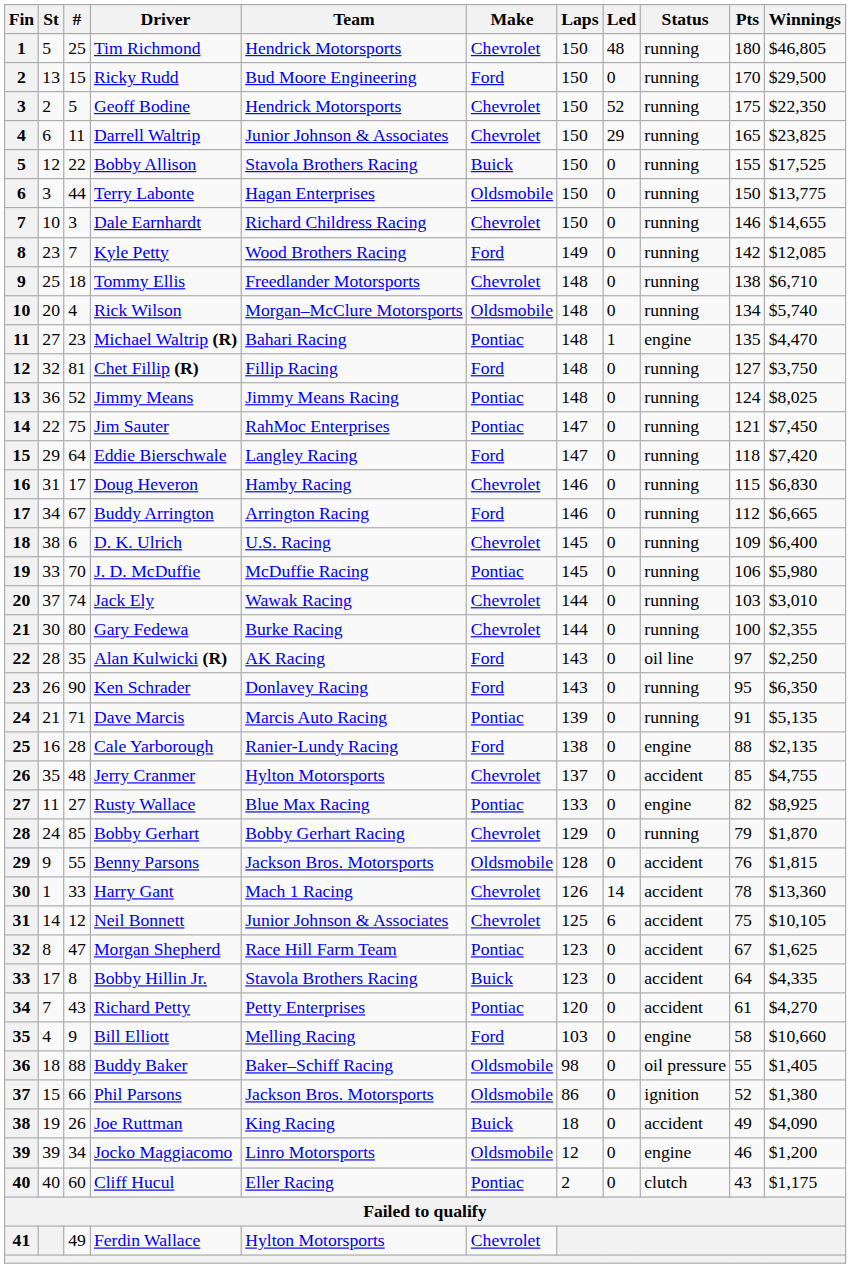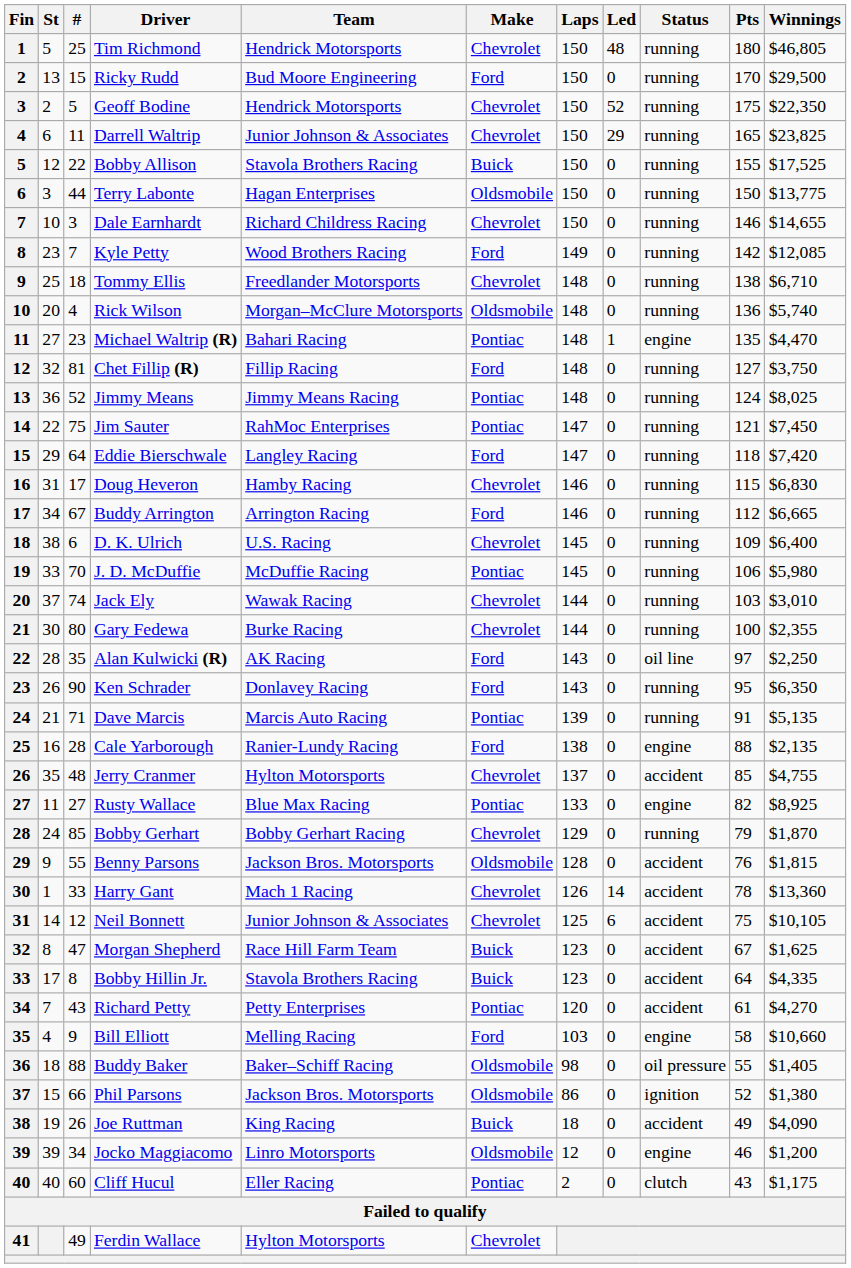(747, 309) 134 -> (747, 309) 136
(497, 949) Pontiac -> (492, 949) Buick
